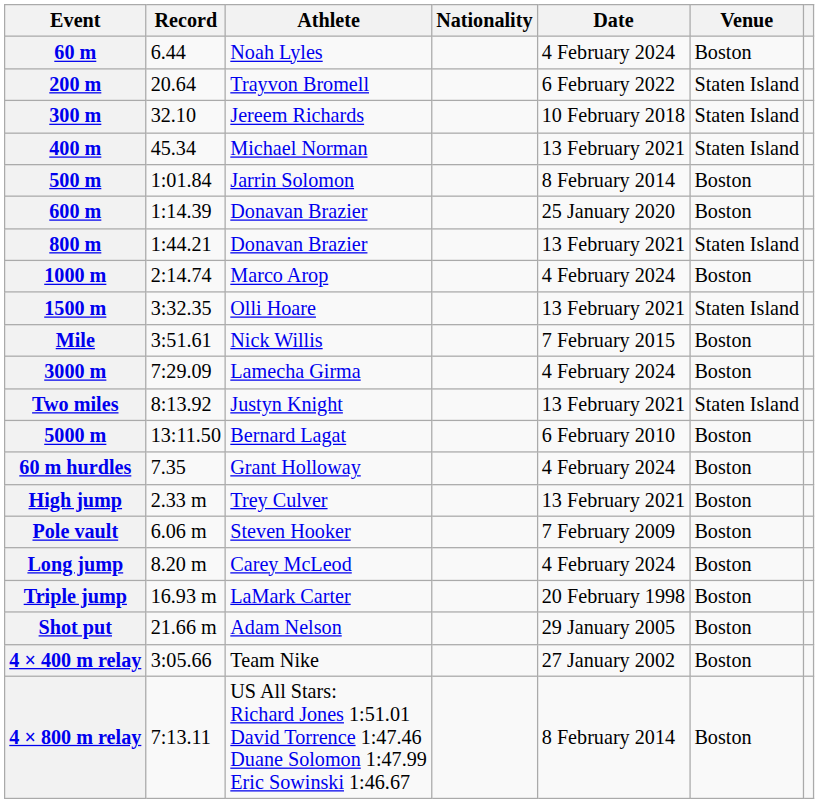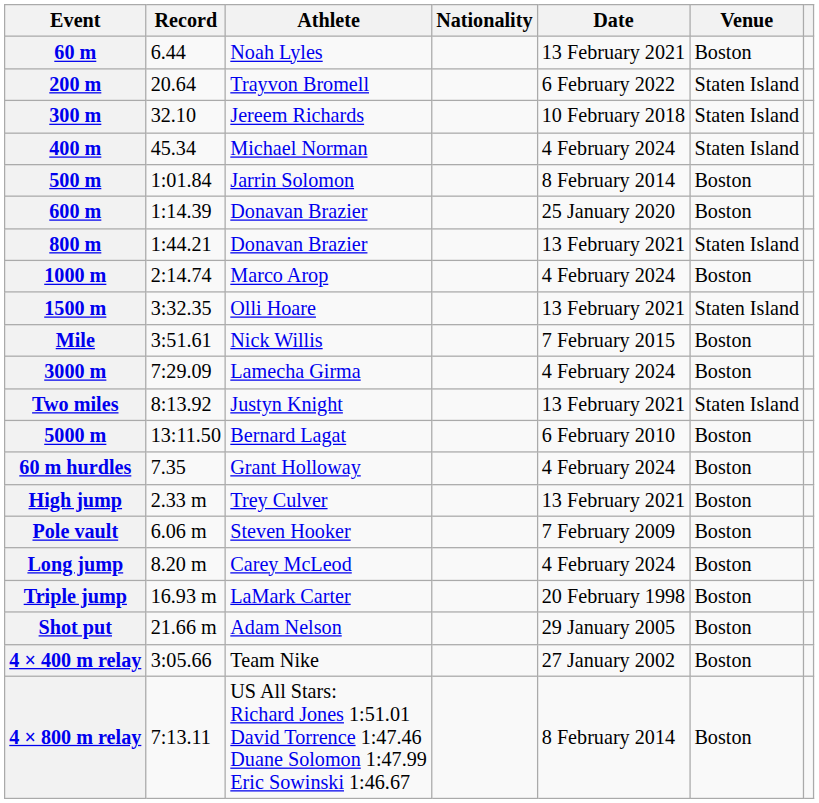(608, 52) 4 February 2024 -> (613, 52) 13 February 2021
(613, 148) 13 February 2021 -> (608, 148) 4 February 2024
